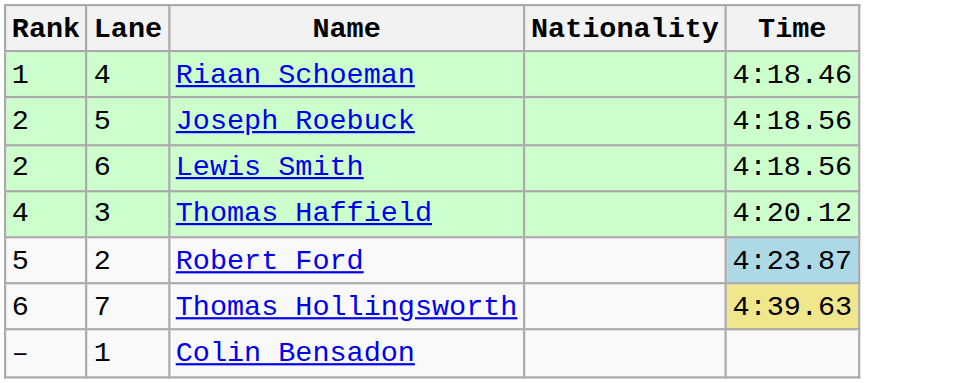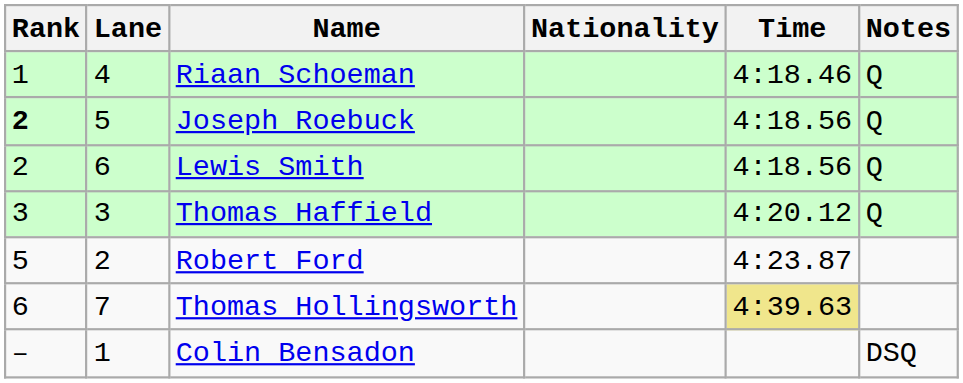+ column: (908, 28)
(20, 121) normal -> (20, 121) bold
(20, 214) 4 -> (20, 214) 3
(792, 260) lightblue background -> (792, 260) no background
